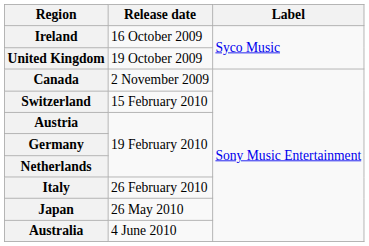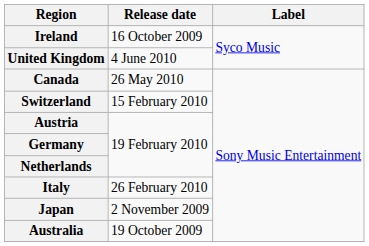(157, 58) 19 October 2009 -> (144, 58) 4 June 2010
(160, 79) 2 November 2009 -> (147, 79) 26 May 2010
(147, 209) 26 May 2010 -> (160, 209) 2 November 2009
(144, 230) 4 June 2010 -> (157, 230) 19 October 2009
